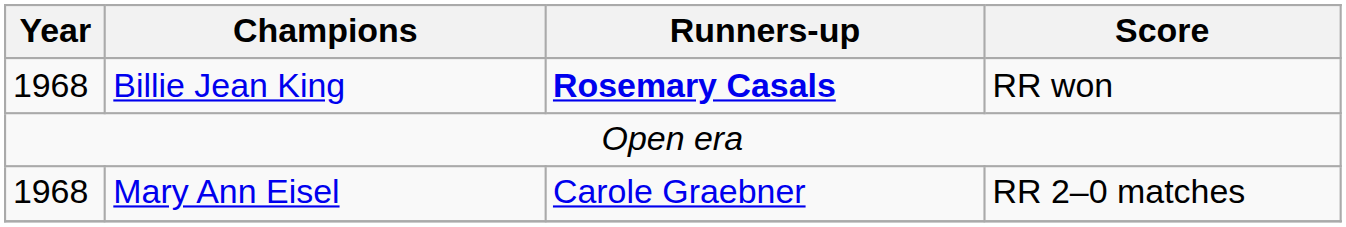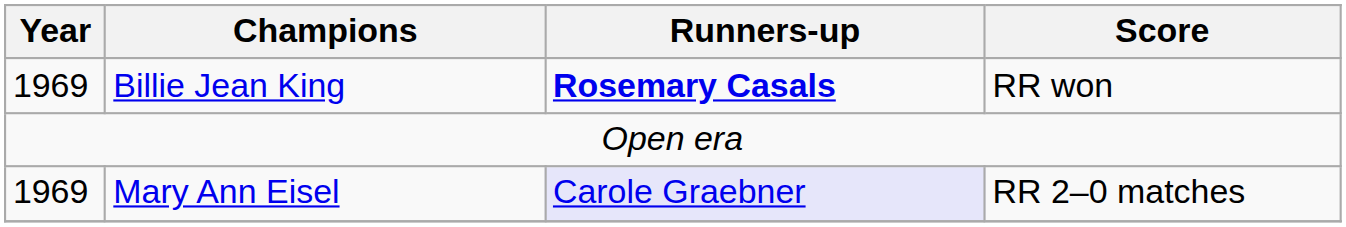(51, 85) 1968 -> (51, 85) 1969
(51, 192) 1968 -> (51, 192) 1969
(679, 192) no background -> (679, 192) lavender background
